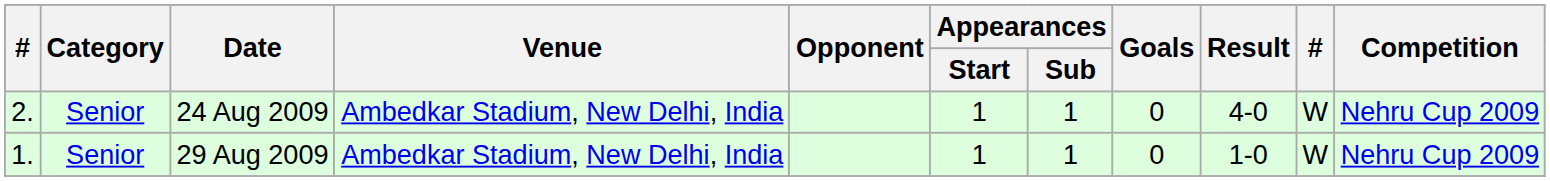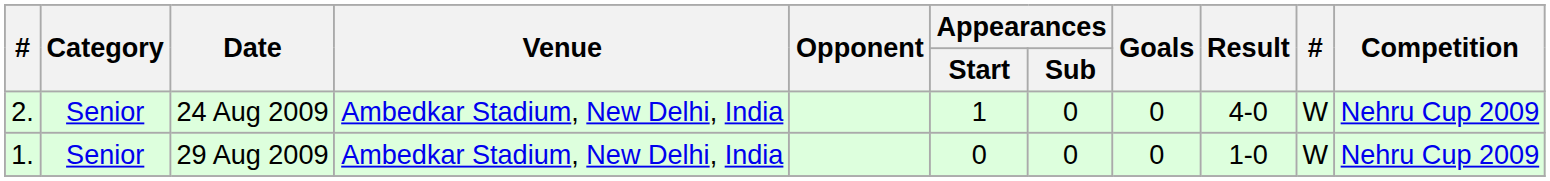(1071, 112) 1 -> (1071, 112) 0
(979, 155) 1 -> (979, 155) 0
(1071, 155) 1 -> (1071, 155) 0
